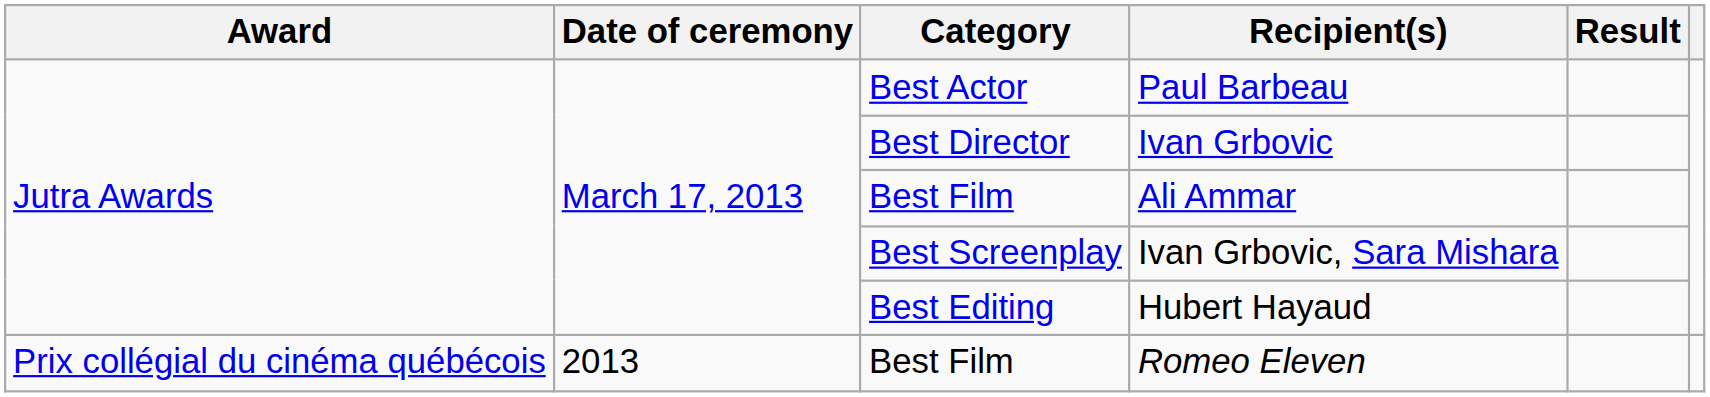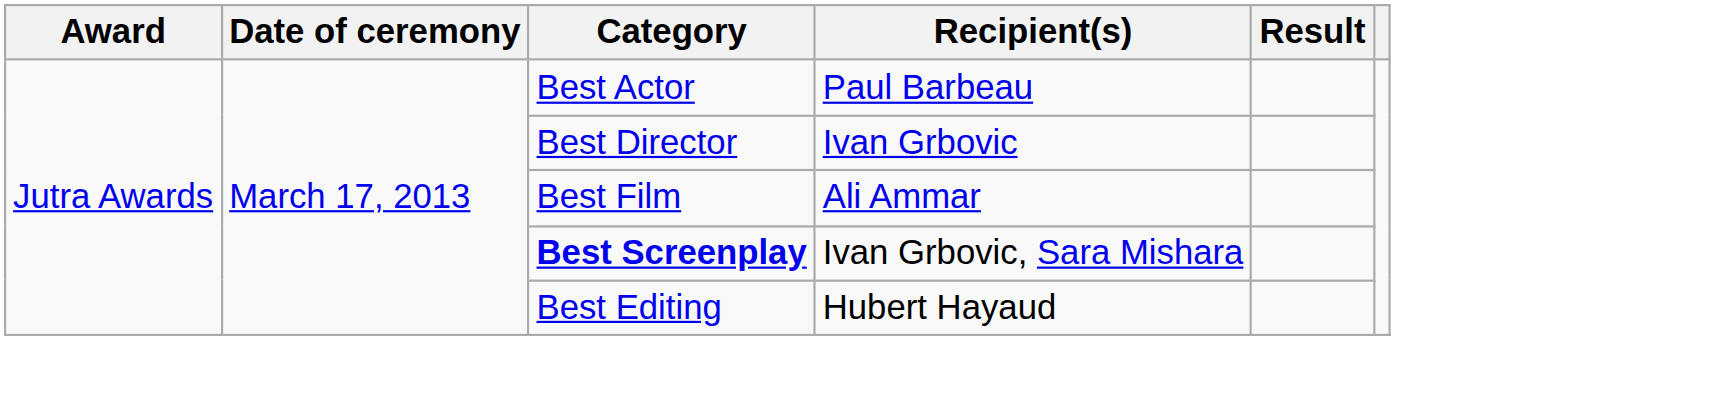(996, 252) normal -> (672, 252) bold
- row: (1252, 362)
